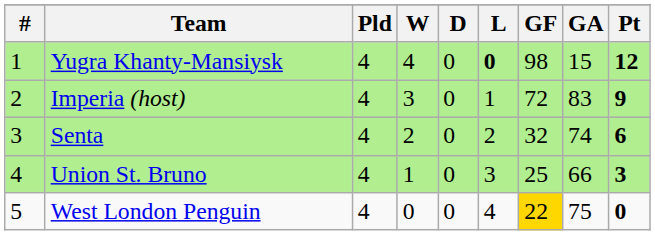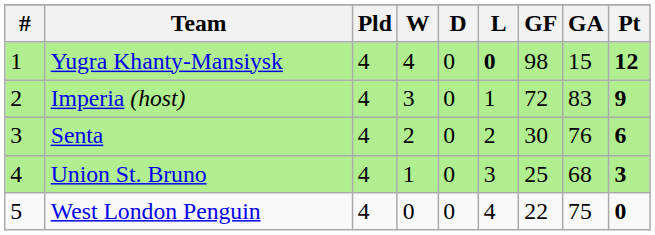(536, 135) 32 -> (536, 135) 30
(580, 135) 74 -> (580, 135) 76
(580, 173) 66 -> (580, 173) 68
(536, 211) gold background -> (536, 211) no background
